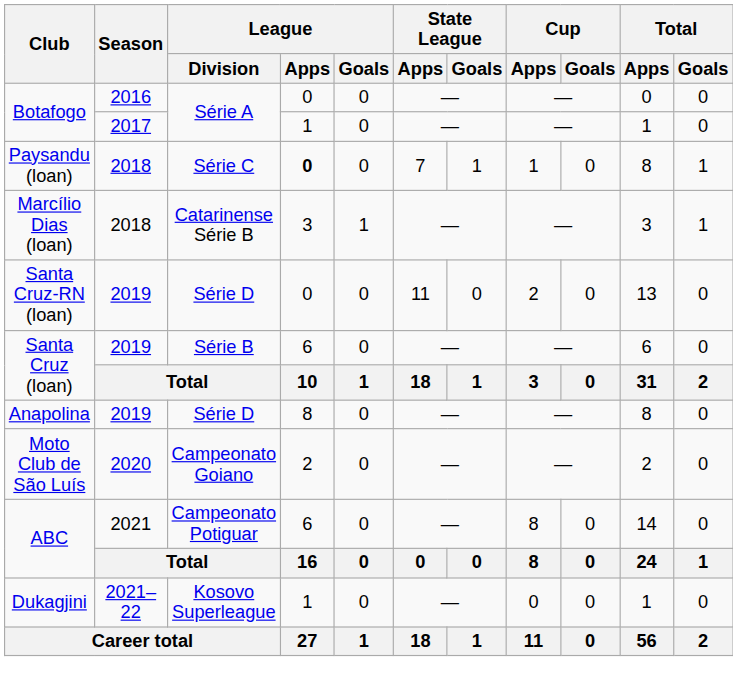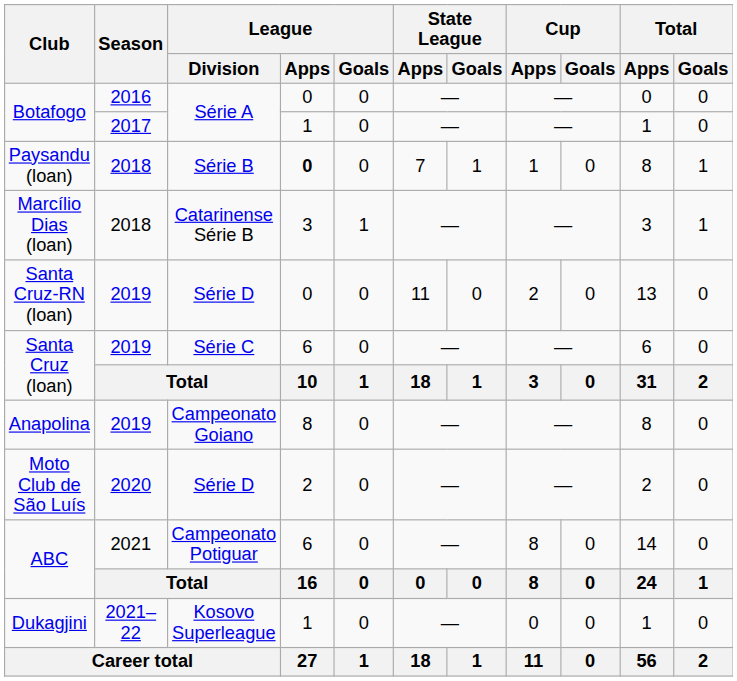(224, 165) Série C -> (224, 165) Série B
(224, 347) Série B -> (224, 347) Série C
(224, 414) Série D -> (224, 424) Campeonato Goiano
(224, 463) Campeonato Goiano -> (224, 484) Série D
